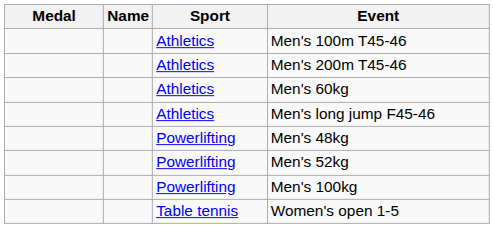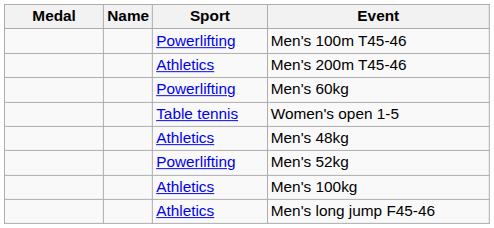(185, 41) Athletics -> (196, 41) Powerlifting
(185, 89) Athletics -> (196, 89) Powerlifting
rows swapped: (353, 114) <-> (335, 211)
(196, 138) Powerlifting -> (185, 138) Athletics
(196, 187) Powerlifting -> (185, 187) Athletics
